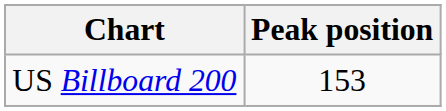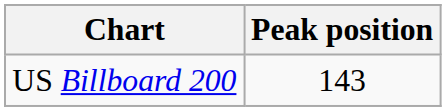(342, 79) 153 -> (342, 79) 143
